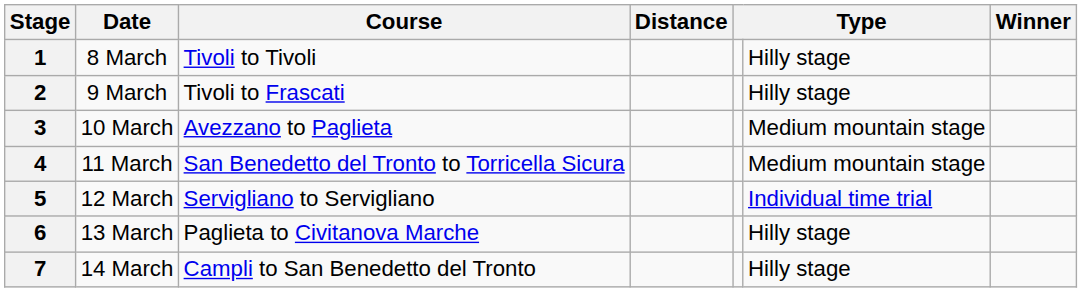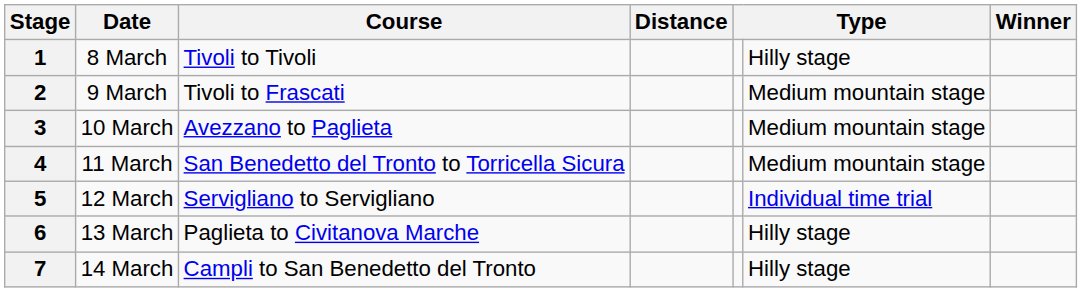(799, 92) Hilly stage -> (867, 92) Medium mountain stage
